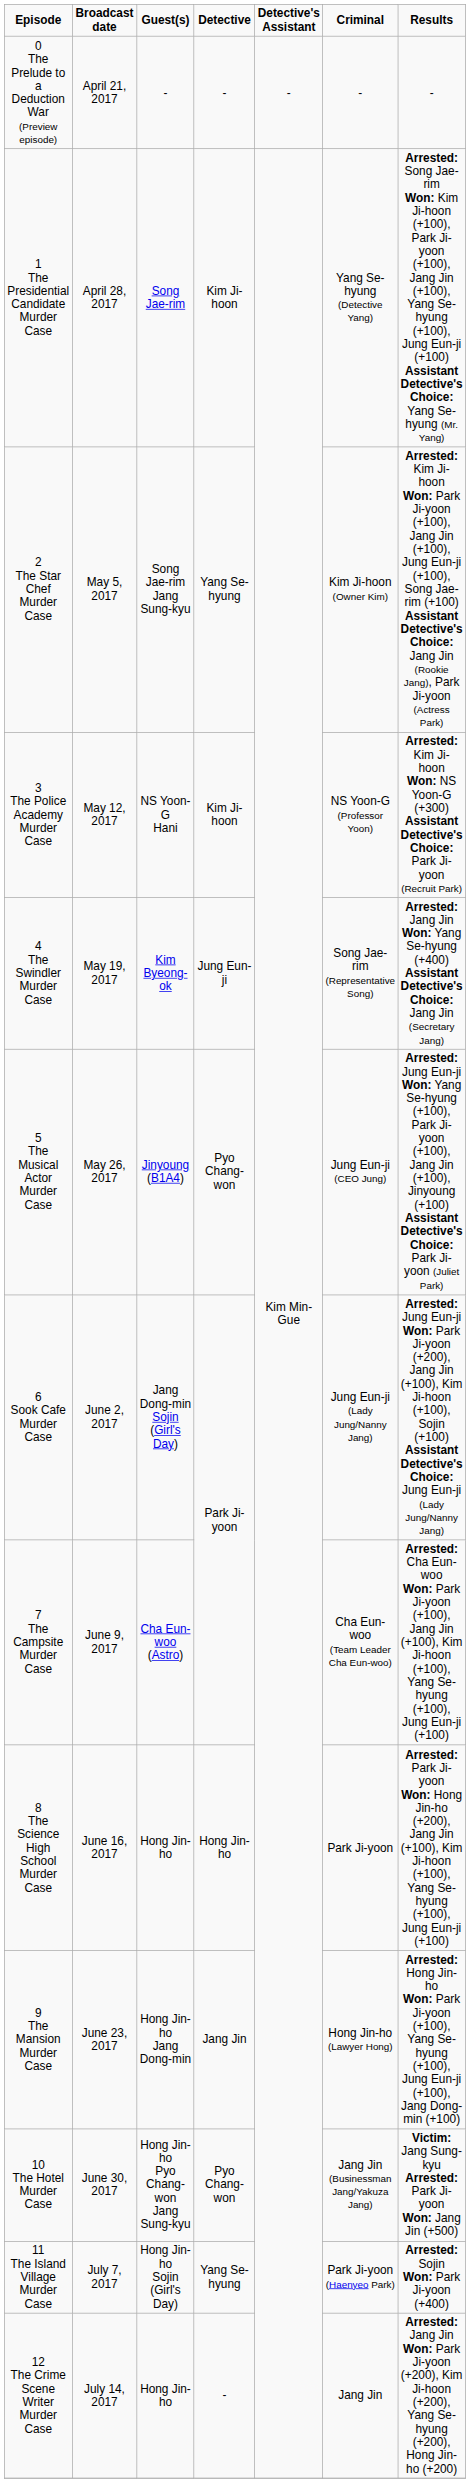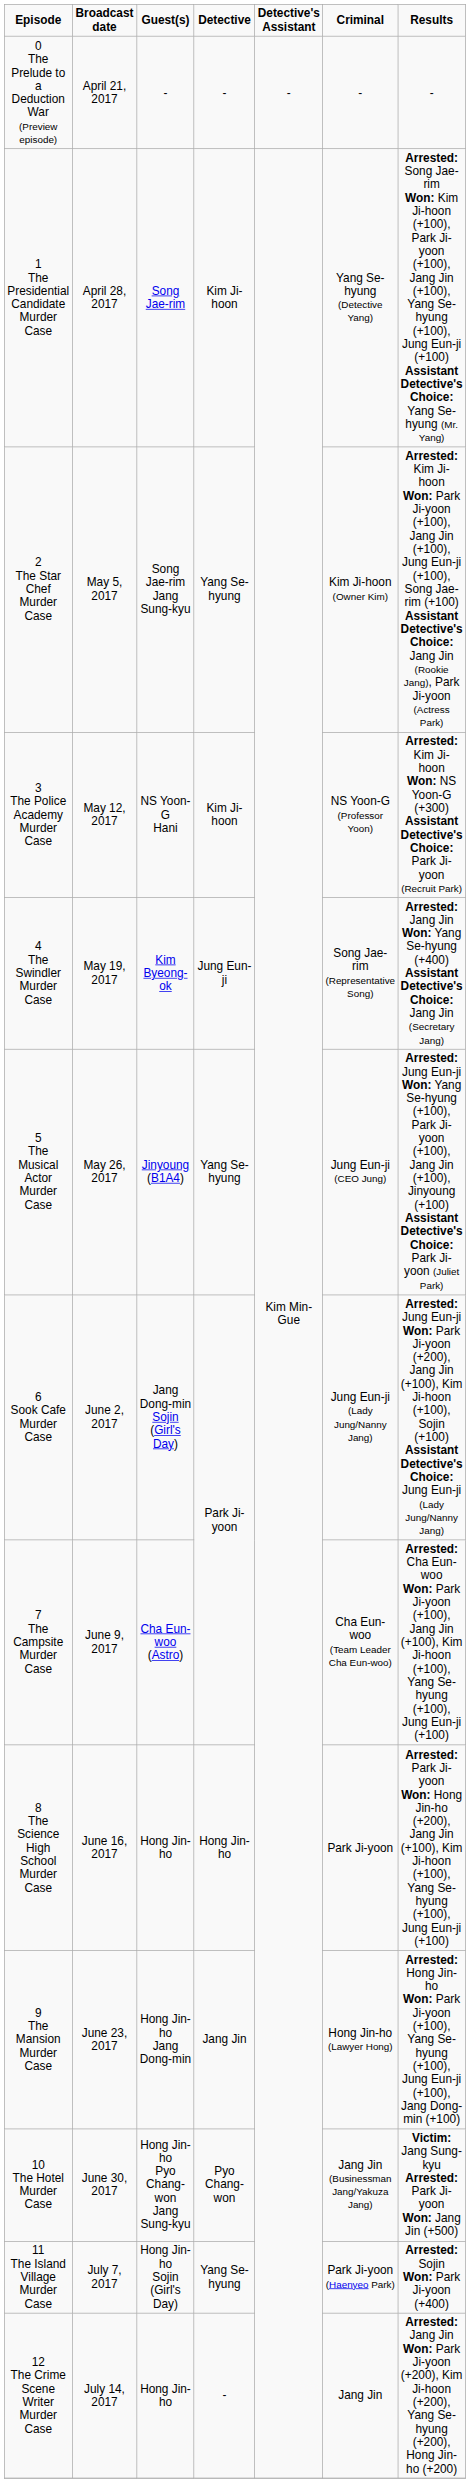(224, 1172) Pyo Chang-won -> (224, 1172) Yang Se-hyung
